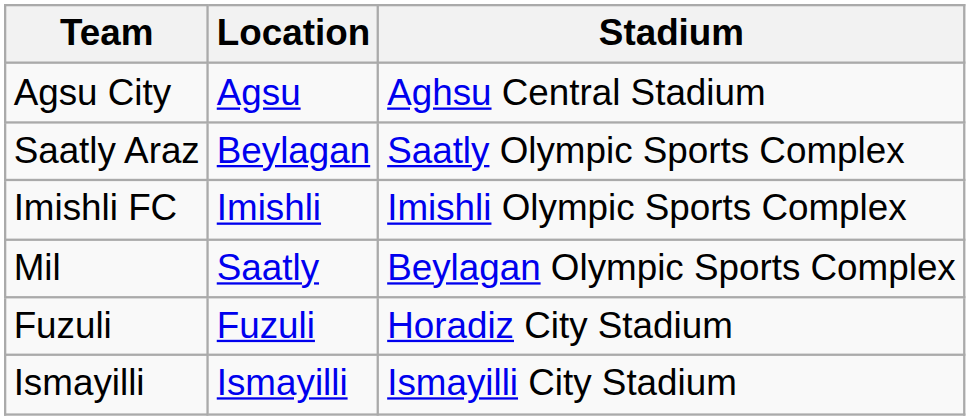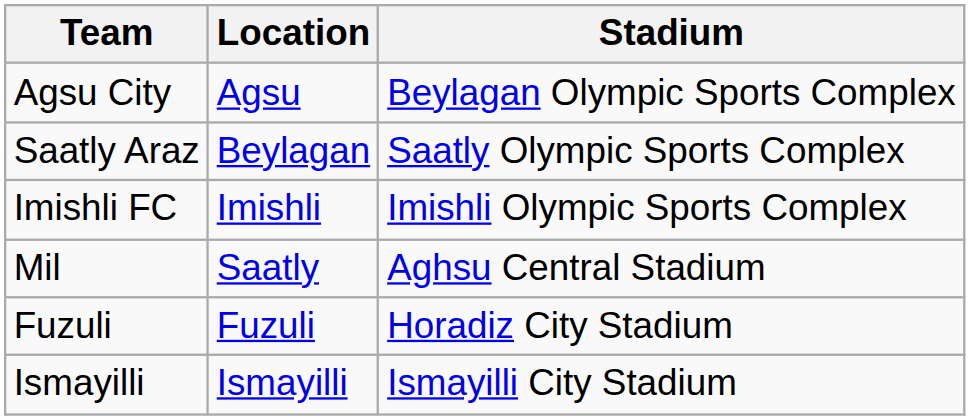(576, 92) Aghsu Central Stadium -> (671, 92) Beylagan Olympic Sports Complex
(671, 267) Beylagan Olympic Sports Complex -> (576, 267) Aghsu Central Stadium
